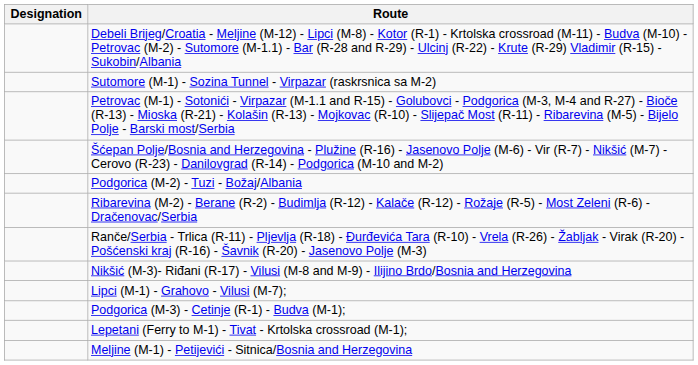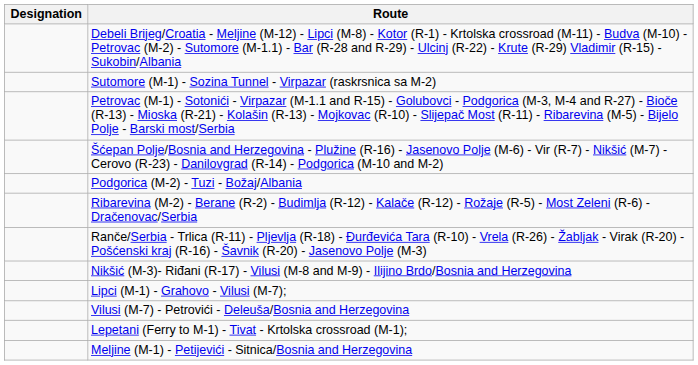+ row: (250, 310)
- row: (218, 310)
